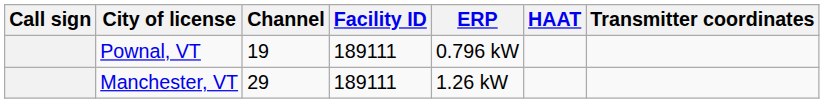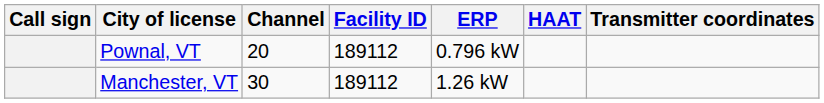(258, 51) 19 -> (258, 51) 20
(365, 51) 189111 -> (366, 51) 189112
(258, 82) 29 -> (258, 82) 30
(365, 82) 189111 -> (366, 82) 189112
